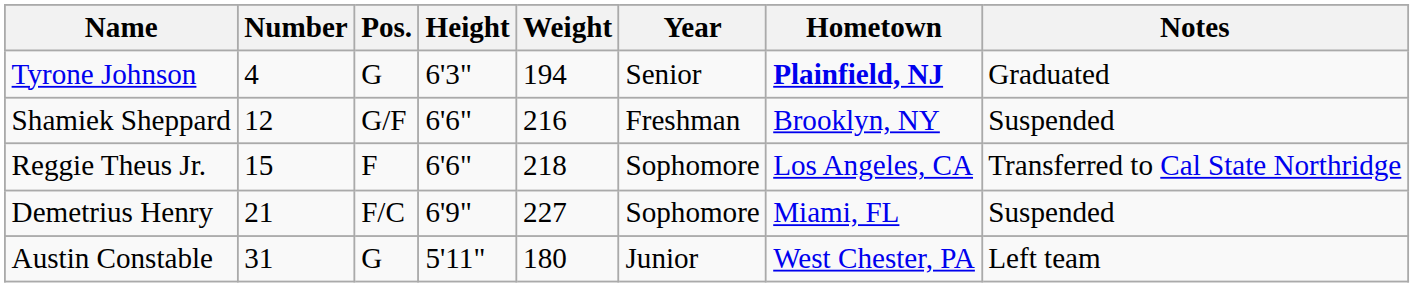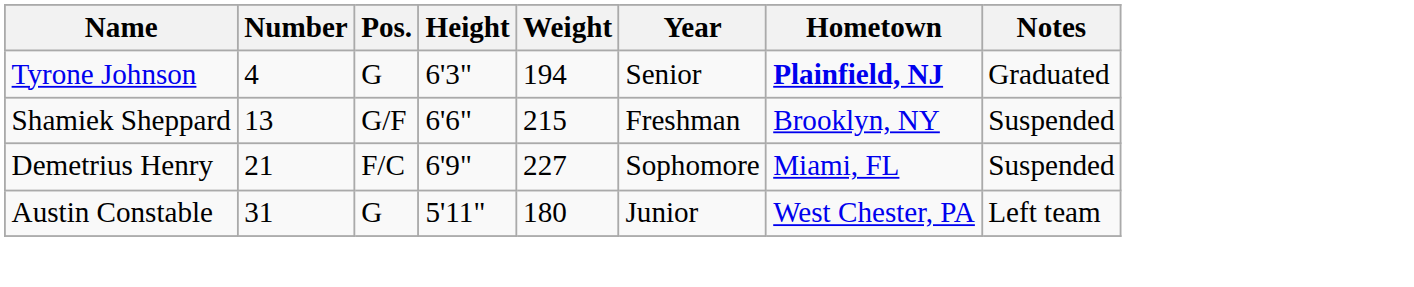(259, 119) 12 -> (259, 119) 13
(545, 119) 216 -> (545, 119) 215
- row: (109, 166)
